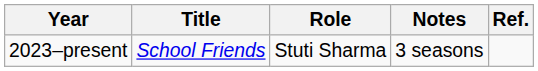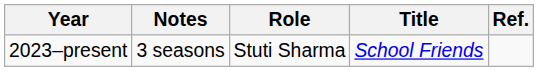columns swapped: (201, 19) <-> (439, 19)
